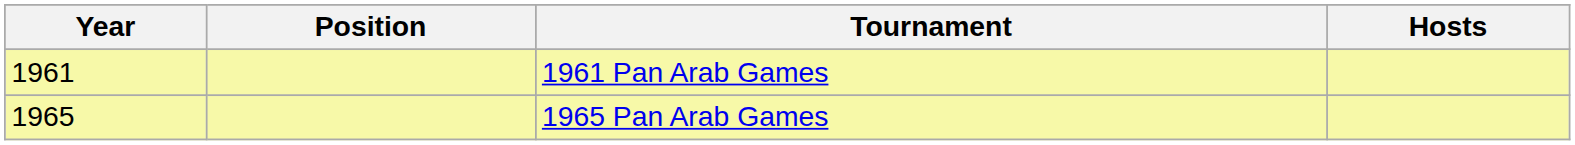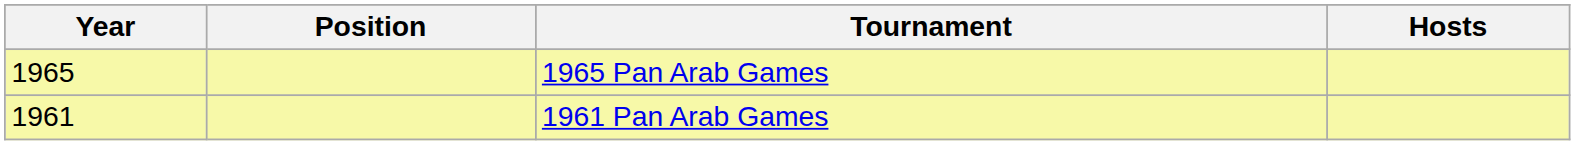rows swapped: (685, 71) <-> (685, 116)
